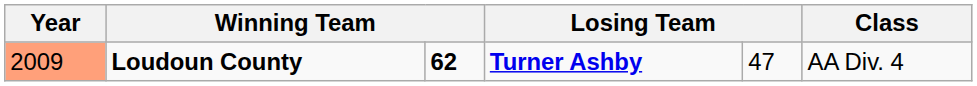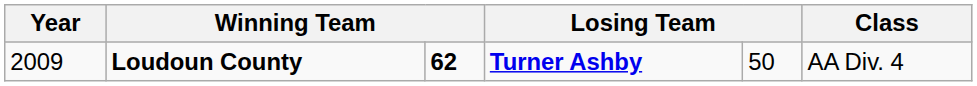(37, 61) lightsalmon background -> (37, 61) no background
(761, 61) 47 -> (761, 61) 50
